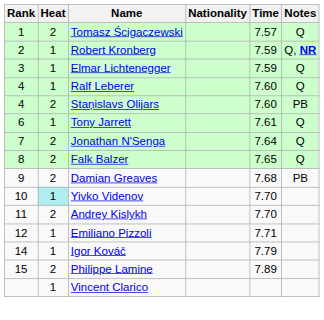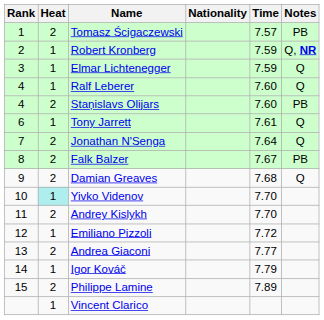(300, 31) Q -> (300, 31) PB
(266, 159) 7.65 -> (266, 159) 7.67
(300, 159) Q -> (300, 159) PB
(300, 178) PB -> (300, 178) Q
(266, 232) 7.71 -> (266, 232) 7.72
+ row: (110, 251)
